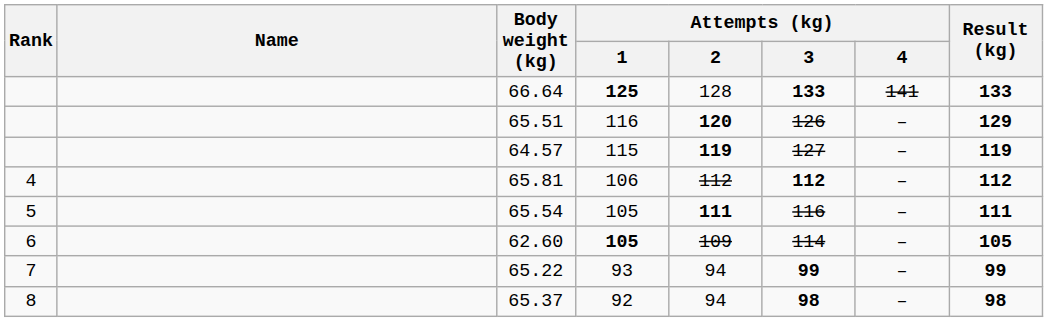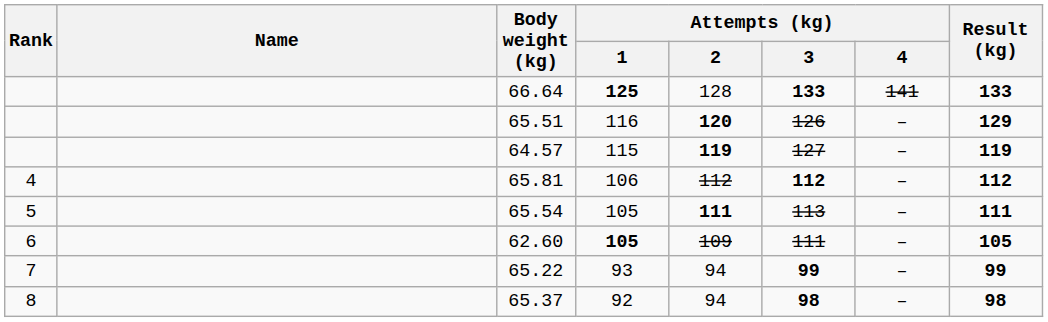(809, 211) 116 -> (809, 211) 113
(809, 241) 114 -> (809, 241) 111
